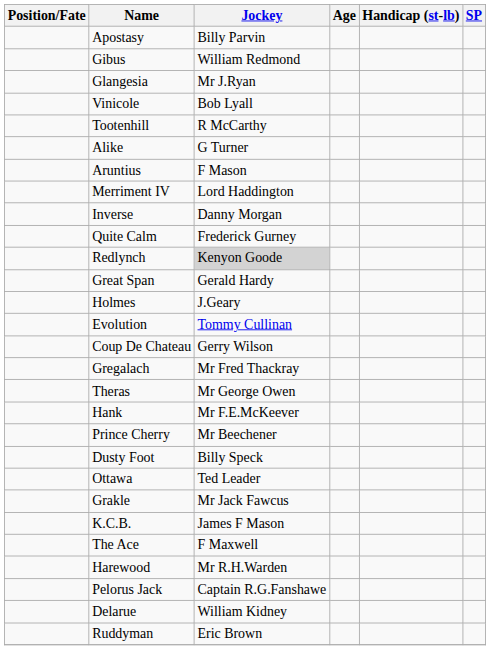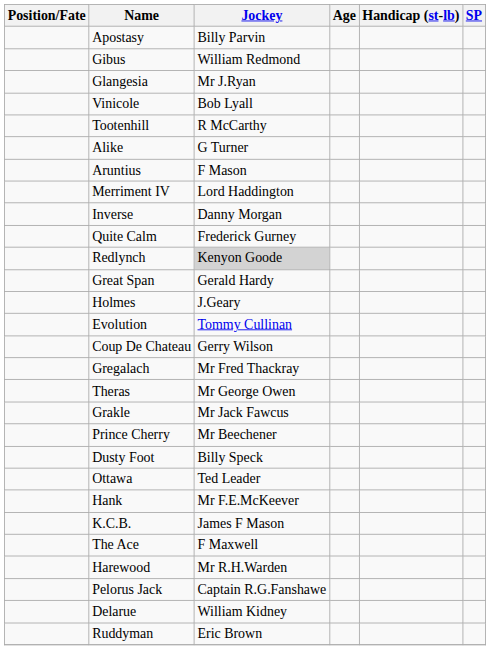rows swapped: (107, 412) <-> (111, 501)
